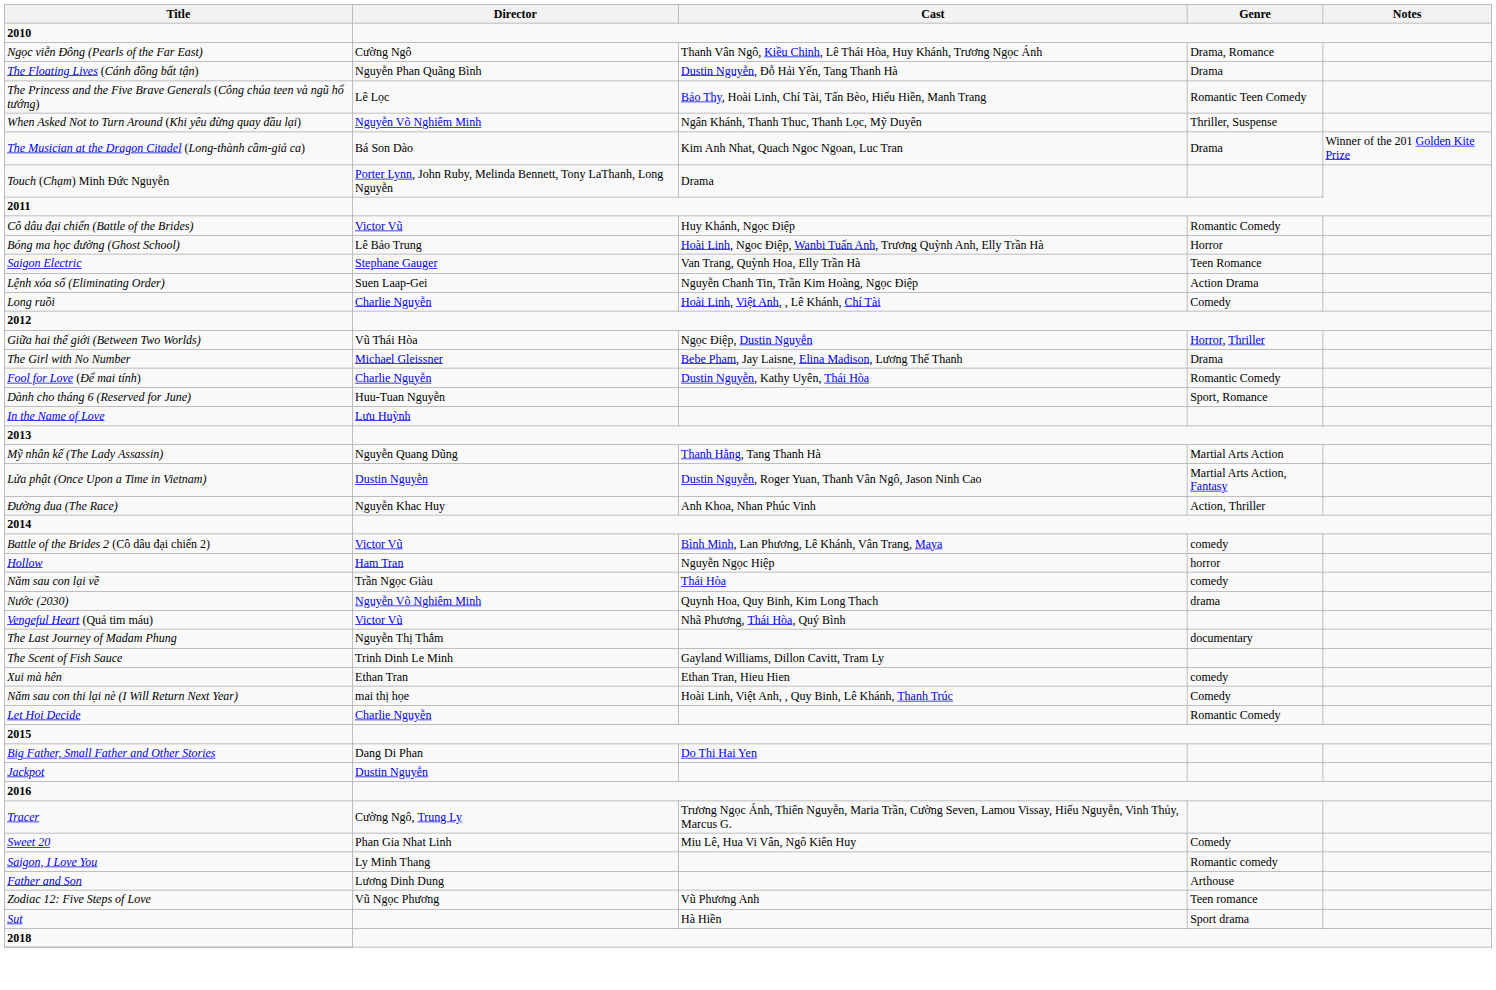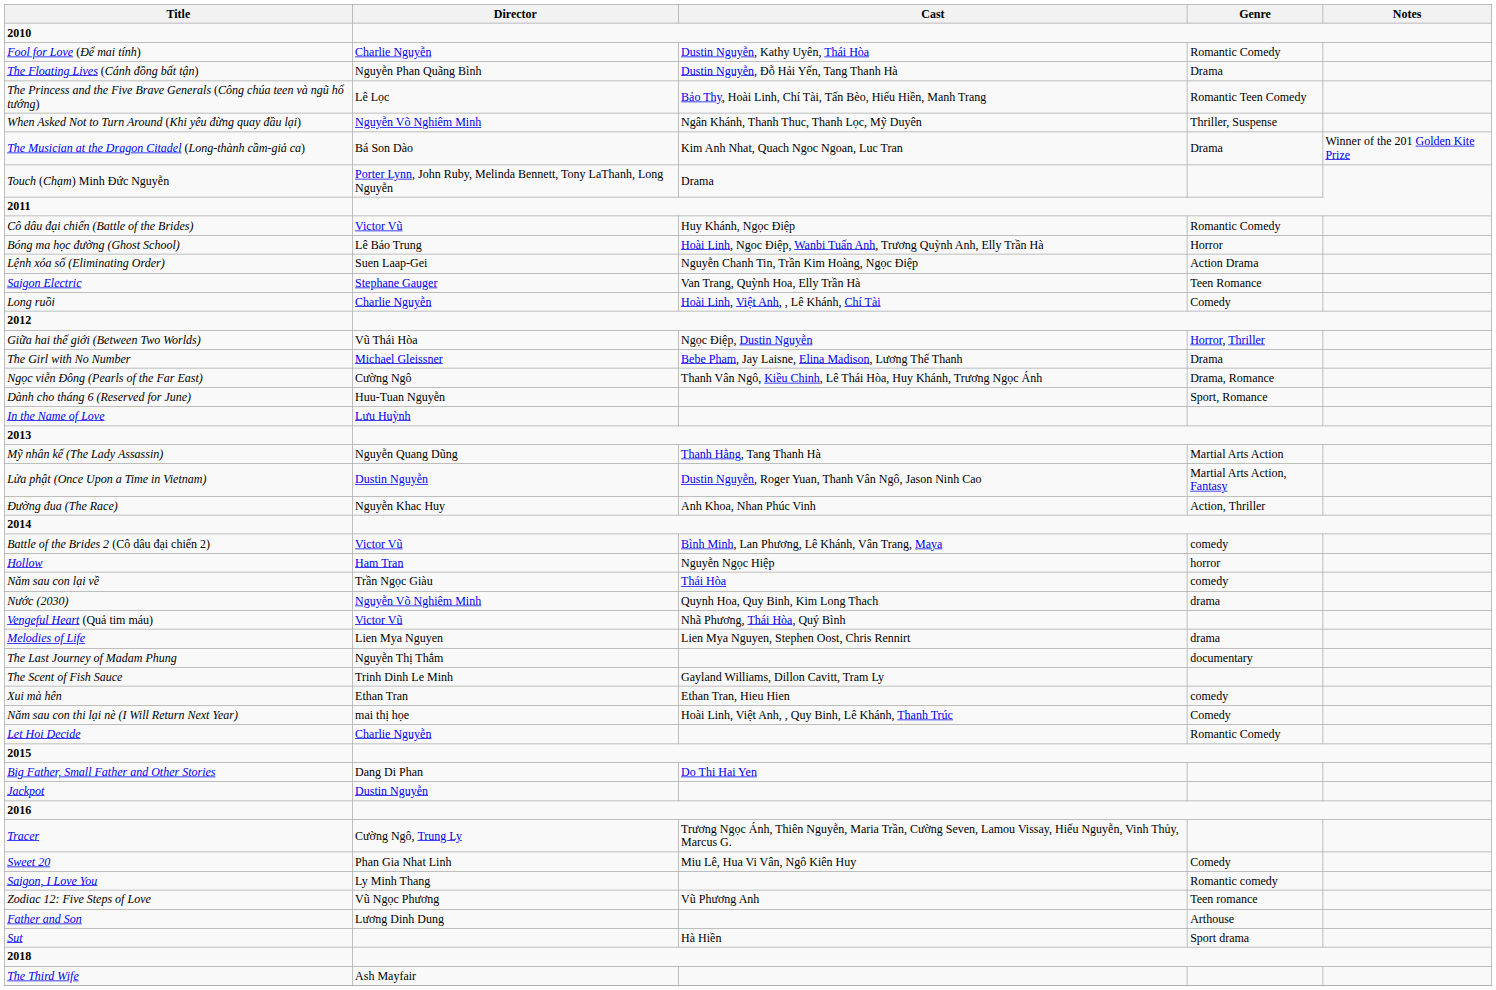rows swapped: (74, 378) <-> (105, 52)
rows swapped: (44, 263) <-> (86, 282)
+ row: (46, 638)
rows swapped: (44, 880) <-> (79, 899)
+ row: (43, 975)
